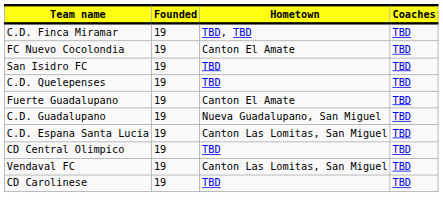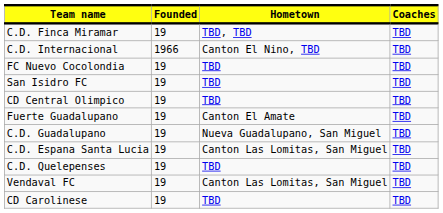+ row: (62, 49)
(248, 49) Canton El Amate -> (211, 66) TBD
rows swapped: (56, 83) <-> (66, 150)
